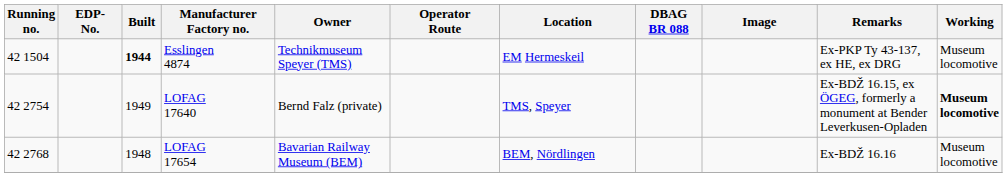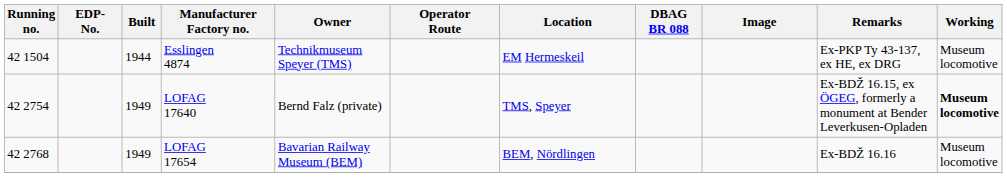(138, 56) bold -> (138, 56) normal
(138, 154) 1948 -> (138, 154) 1949
